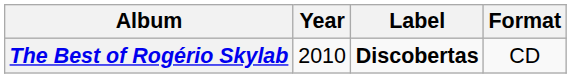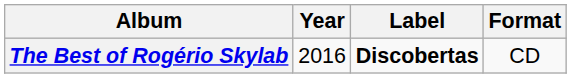(322, 55) 2010 -> (322, 55) 2016
